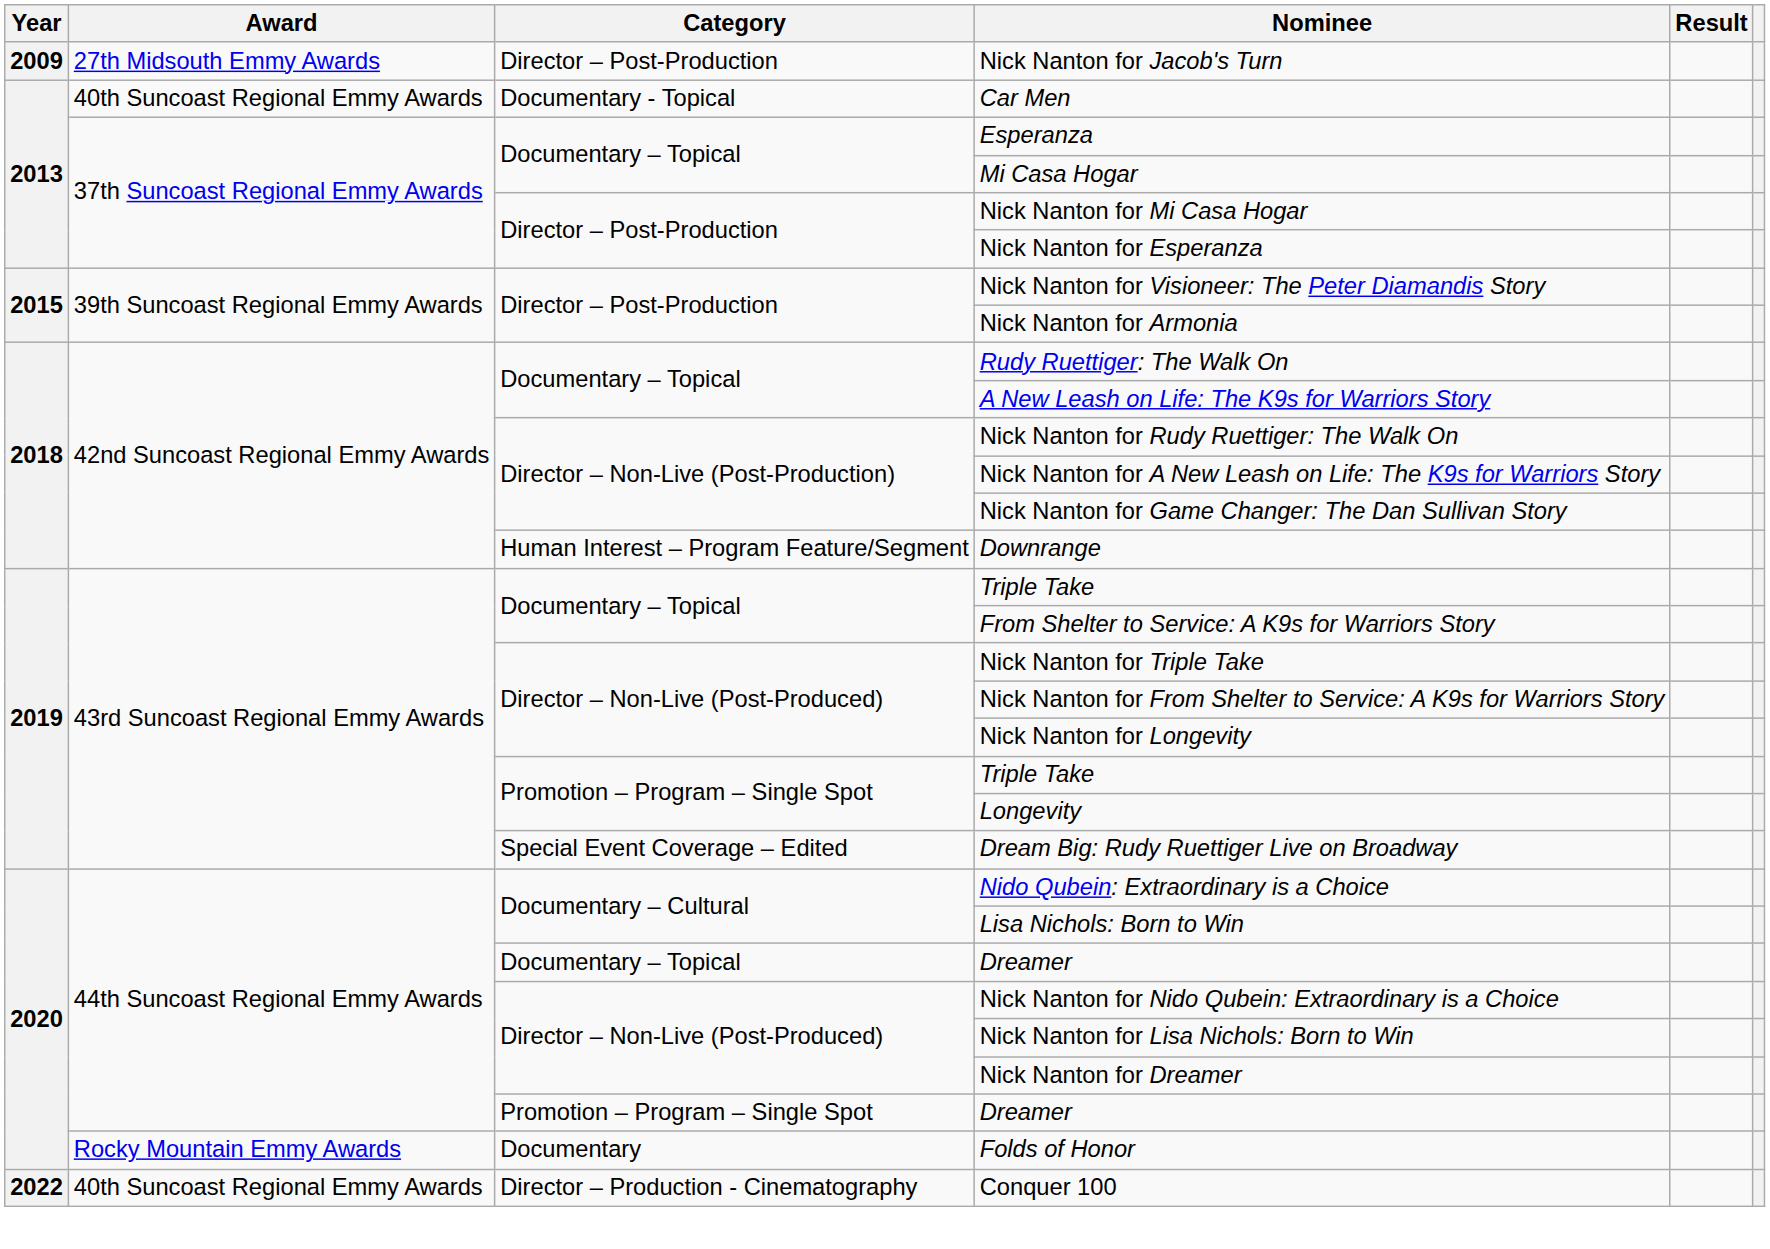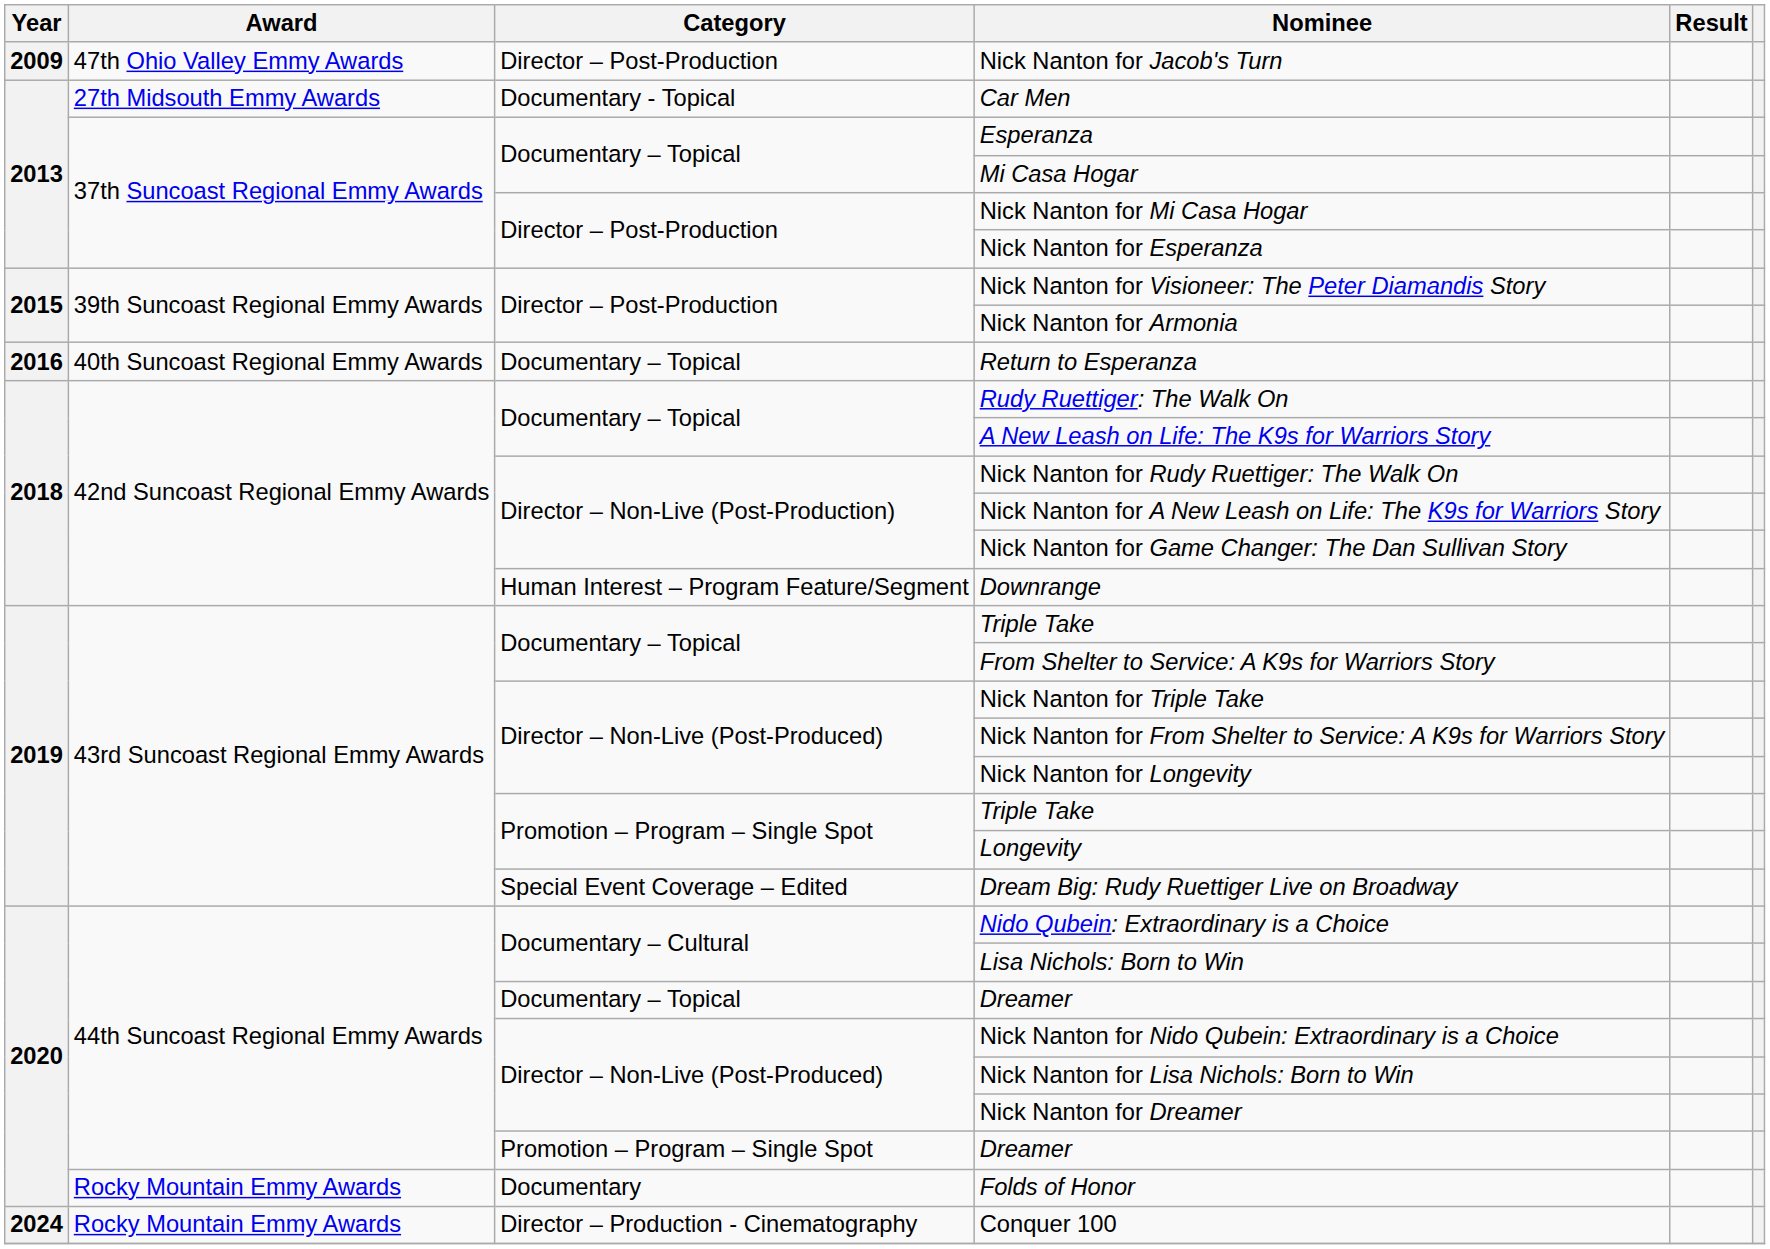(227, 60) 27th Midsouth Emmy Awards -> (239, 60) 47th Ohio Valley Emmy Awards
(278, 98) 40th Suncoast Regional Emmy Awards -> (227, 98) 27th Midsouth Emmy Awards
+ row: (620, 361)
(37, 1187) 2022 -> (37, 1225) 2024
(278, 1187) 40th Suncoast Regional Emmy Awards -> (237, 1225) Rocky Mountain Emmy Awards
